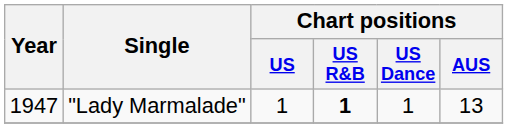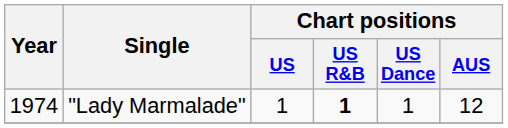(34, 105) 1947 -> (34, 105) 1974
(471, 105) 13 -> (471, 105) 12
